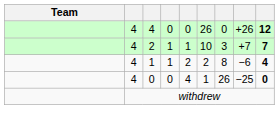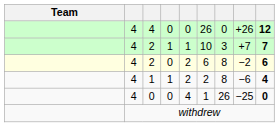+ row: (152, 63)
